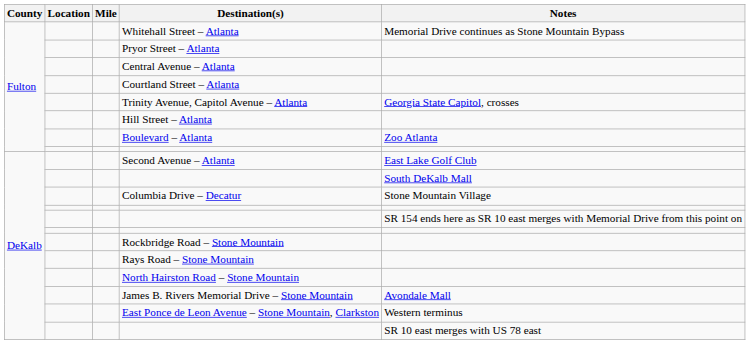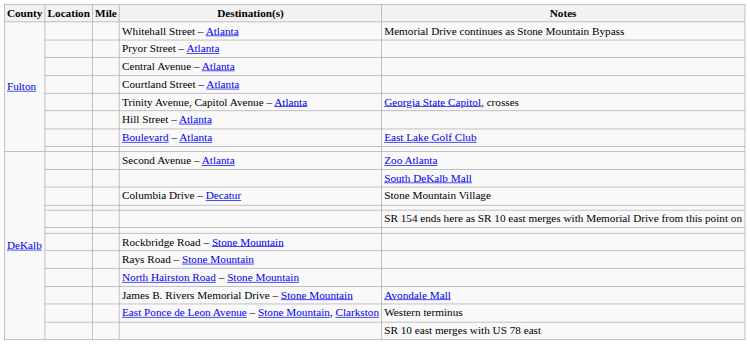(411, 137) Zoo Atlanta -> (430, 137) East Lake Golf Club
(430, 160) East Lake Golf Club -> (411, 160) Zoo Atlanta
